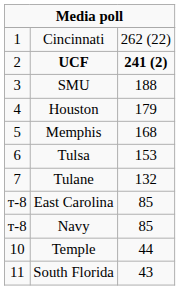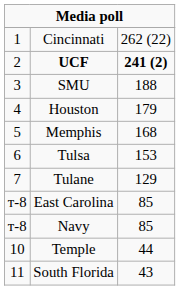(146, 179) 132 -> (146, 179) 129
